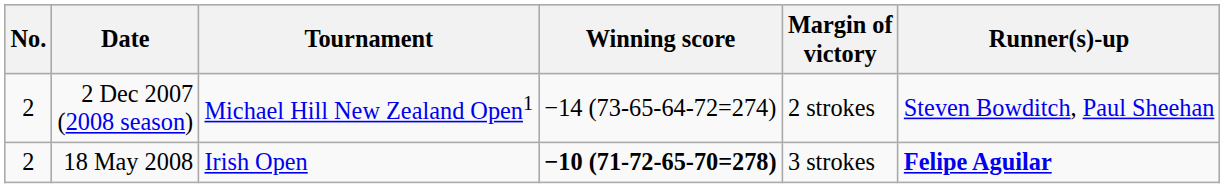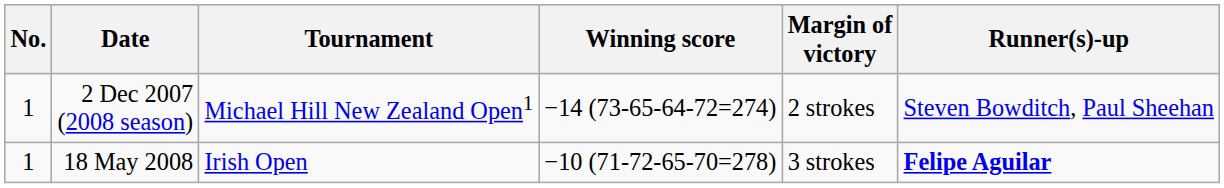(28, 108) 2 -> (28, 108) 1
(28, 162) 2 -> (28, 162) 1
(661, 162) bold -> (660, 162) normal
